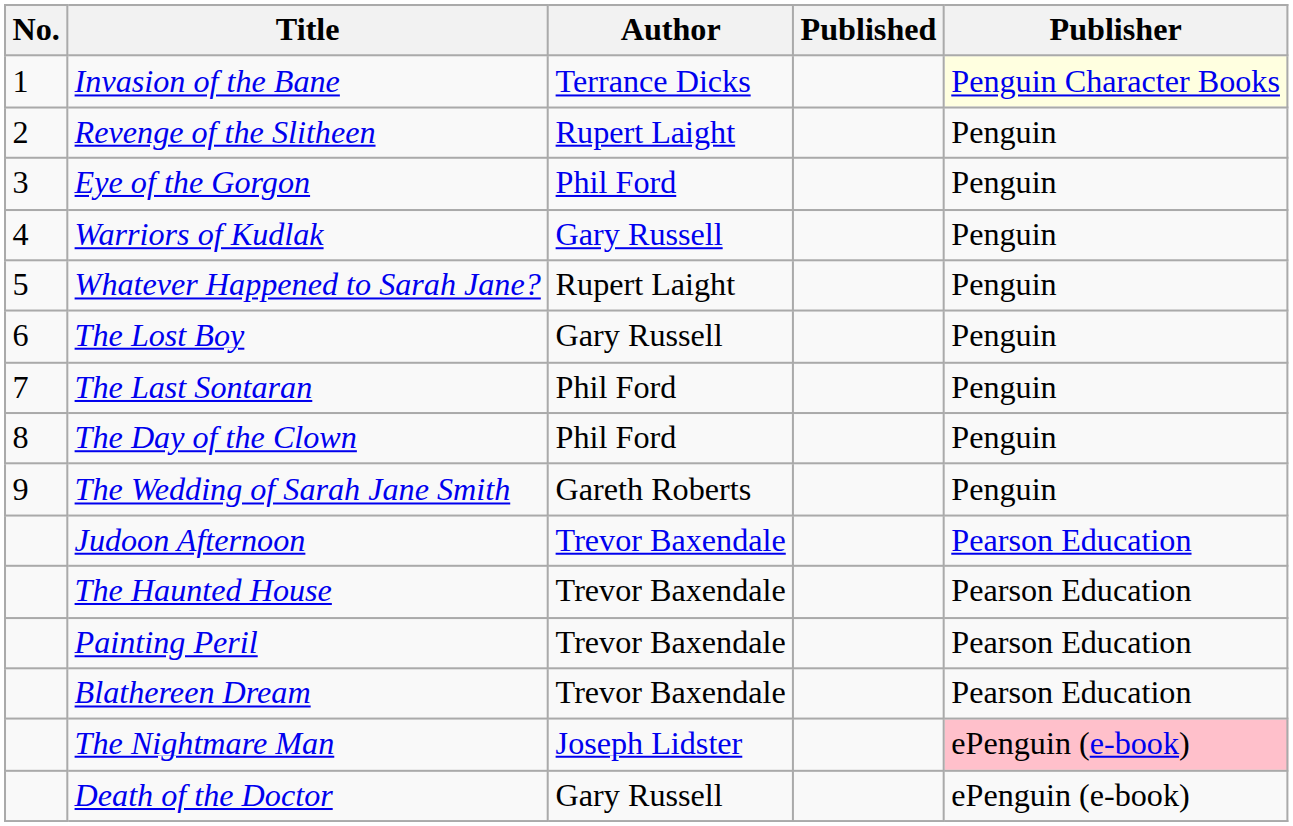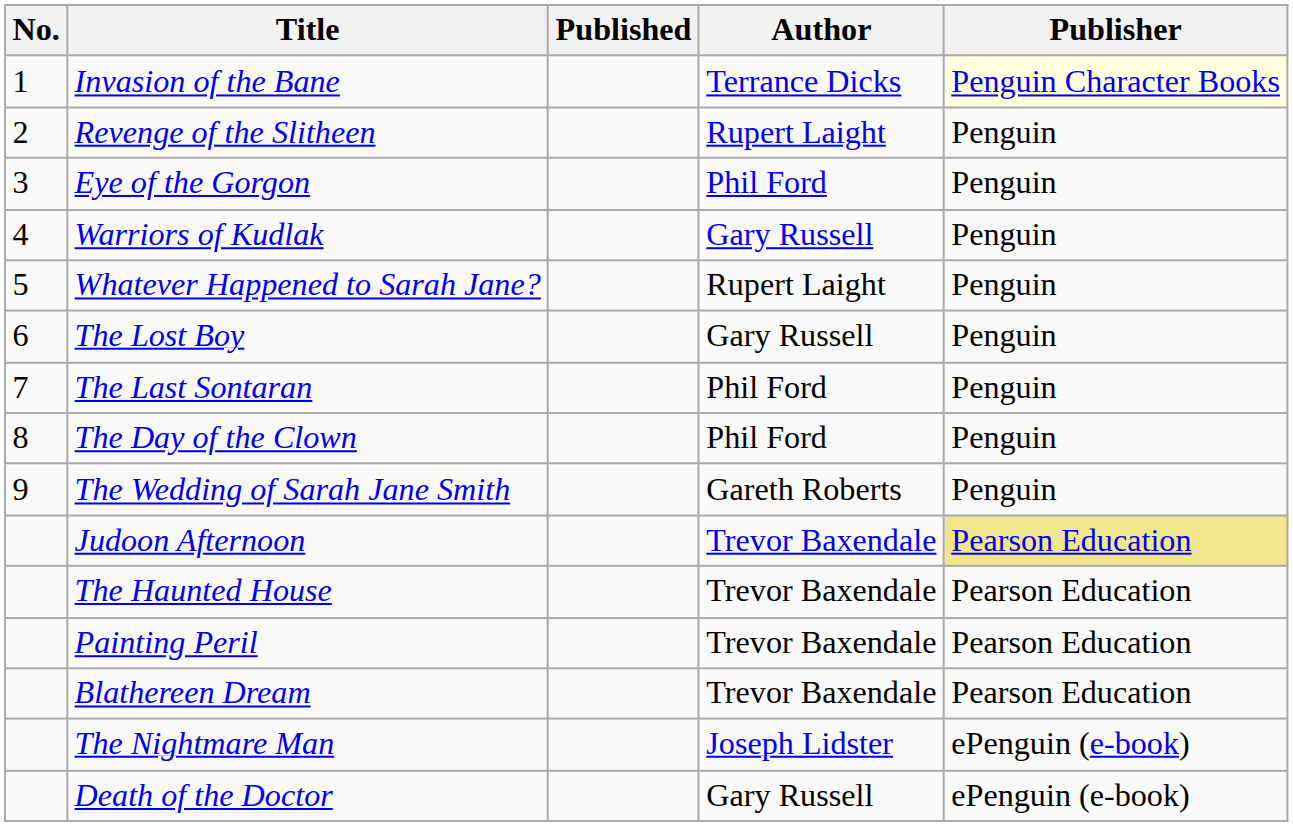columns swapped: (671, 30) <-> (869, 30)
(1071, 540) no background -> (1071, 540) khaki background
(1071, 744) pink background -> (1071, 744) no background
